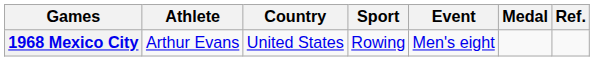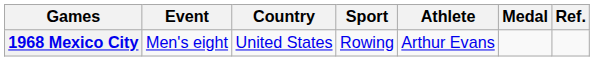columns swapped: (193, 17) <-> (454, 17)
